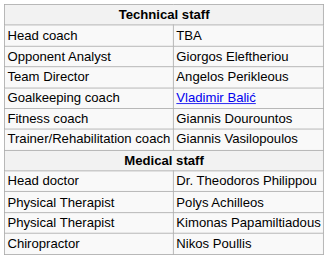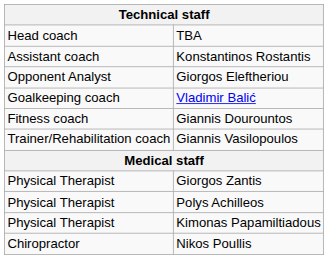+ row: (243, 56)
- row: (233, 77)
- row: (247, 181)
+ row: (219, 181)
